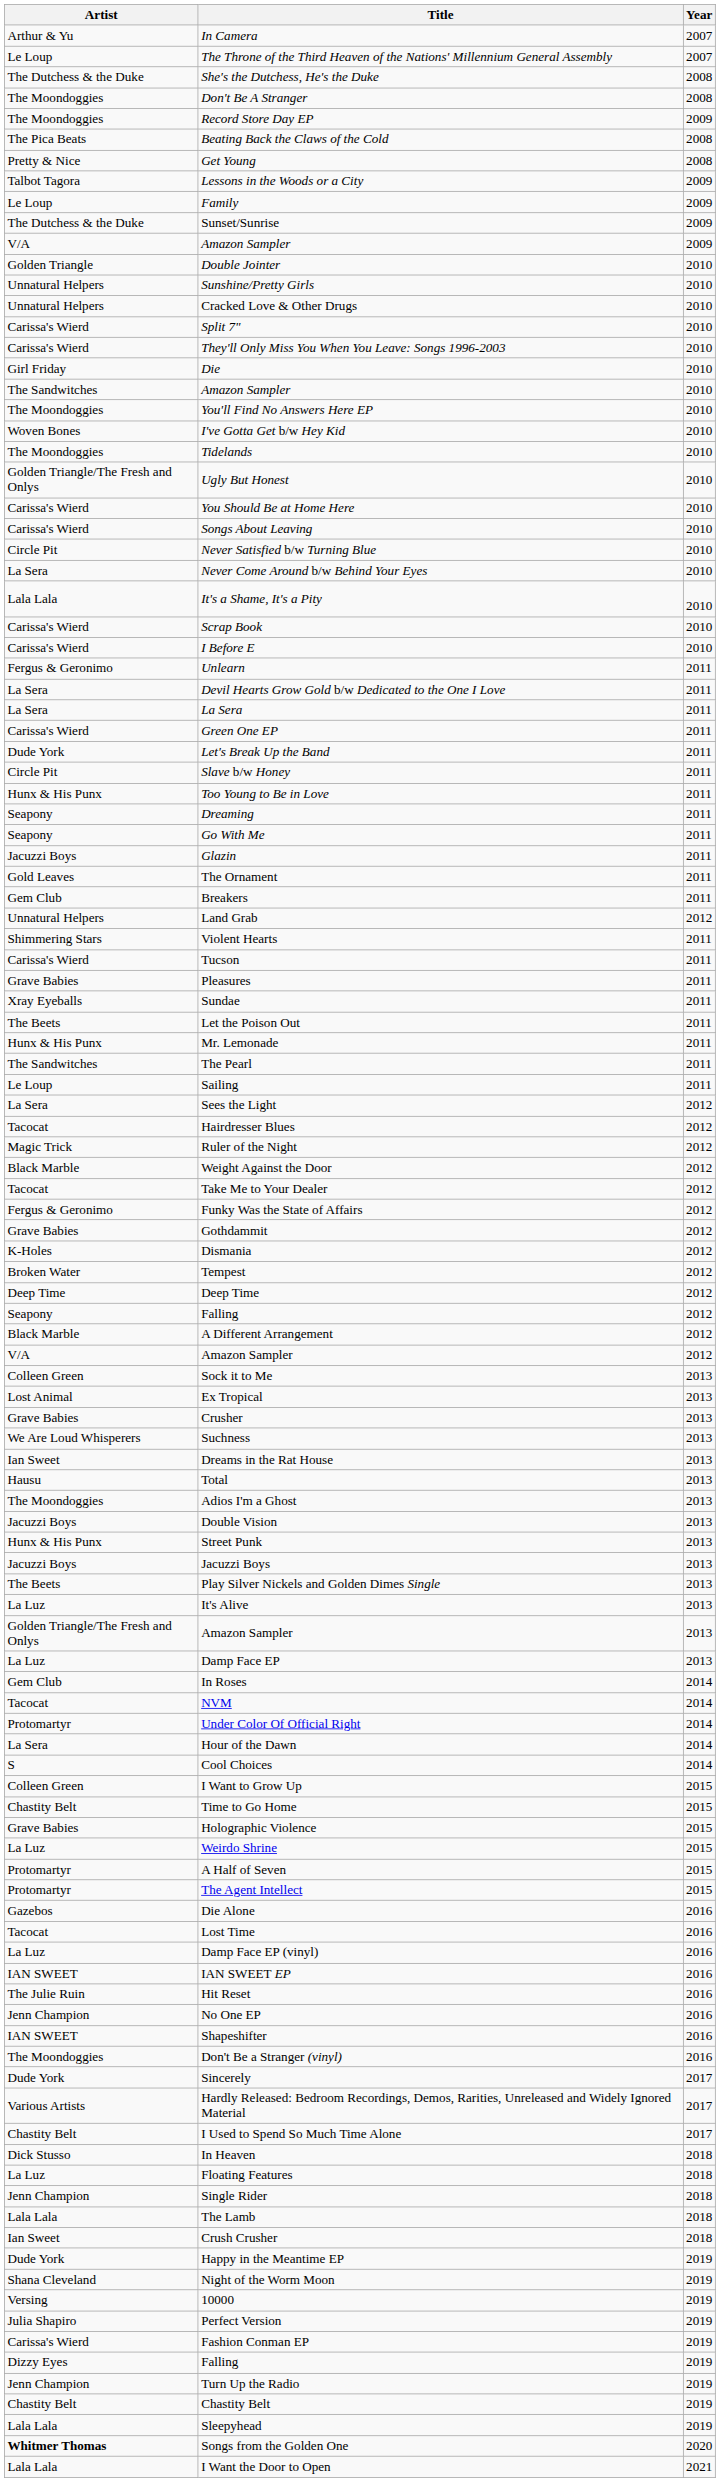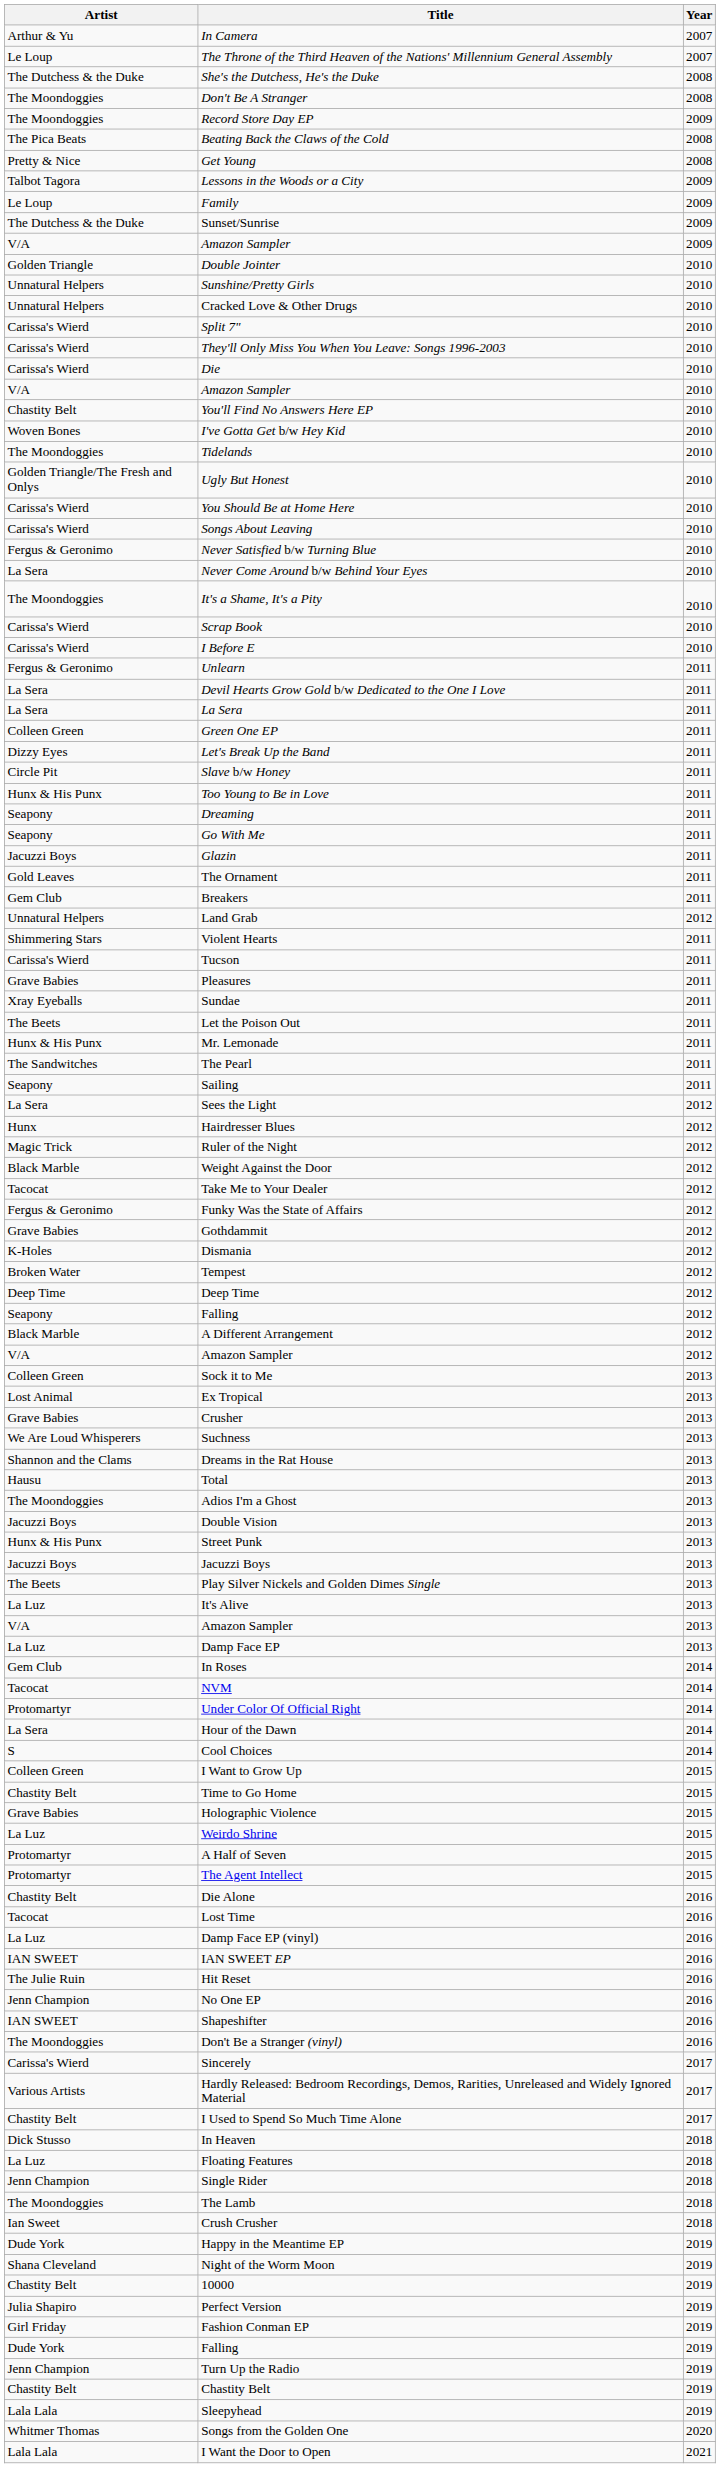(37, 368) Girl Friday -> (48, 368) Carissa's Wierd
(52, 389) The Sandwitches -> (19, 389) V/A
(55, 410) The Moondoggies -> (42, 410) Chastity Belt
(32, 549) Circle Pit -> (60, 549) Fergus & Geronimo
(32, 598) Lala Lala -> (55, 598) The Moondoggies
(48, 731) Carissa's Wierd -> (46, 731) Colleen Green
(36, 751) Dude York -> (37, 751) Dizzy Eyes
(30, 1084) Le Loup -> (30, 1084) Seapony
(28, 1126) Tacocat -> (22, 1126) Hunx
(33, 1459) Ian Sweet -> (70, 1459) Shannon and the Clams
(90, 1633) Golden Triangle/The Fresh and Onlys -> (19, 1625) V/A
(30, 1911) Gazebos -> (42, 1896) Chastity Belt
(36, 2077) Dude York -> (48, 2062) Carissa's Wierd
(32, 2217) Lala Lala -> (55, 2202) The Moondoggies
(27, 2300) Versing -> (42, 2285) Chastity Belt
(48, 2341) Carissa's Wierd -> (37, 2327) Girl Friday
(37, 2362) Dizzy Eyes -> (36, 2348) Dude York
(57, 2445) bold -> (53, 2431) normal
